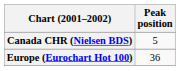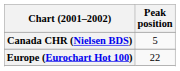(155, 57) 36 -> (155, 57) 22
